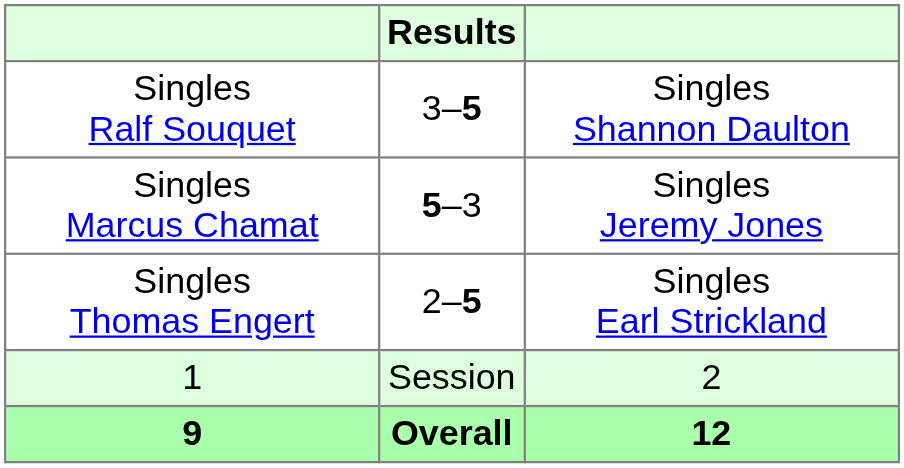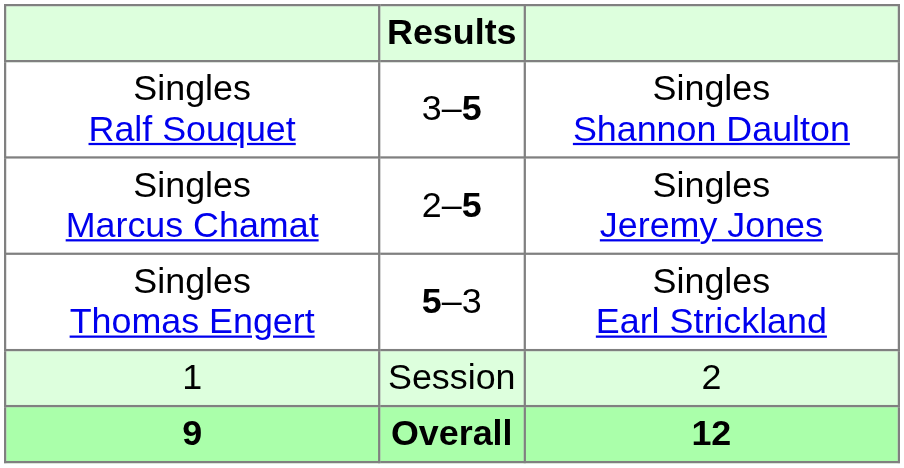(452, 204) 5–3 -> (452, 204) 2–5
(452, 301) 2–5 -> (452, 301) 5–3
